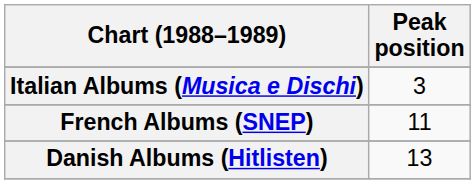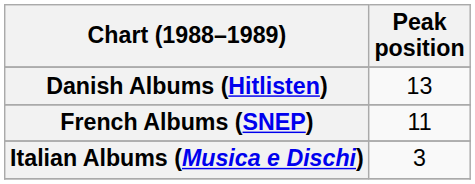rows swapped: (187, 159) <-> (187, 85)
